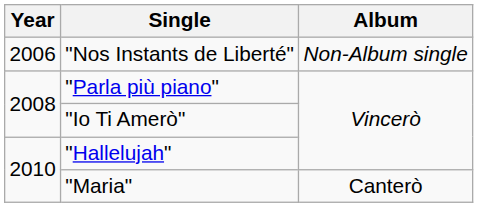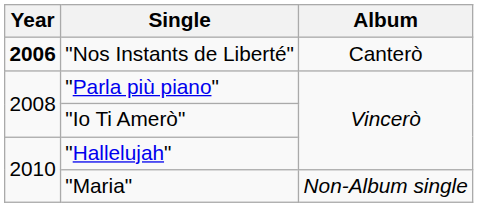(33, 53) normal -> (33, 53) bold
(386, 53) Non-Album single -> (386, 53) Canterò
(386, 185) Canterò -> (386, 185) Non-Album single
